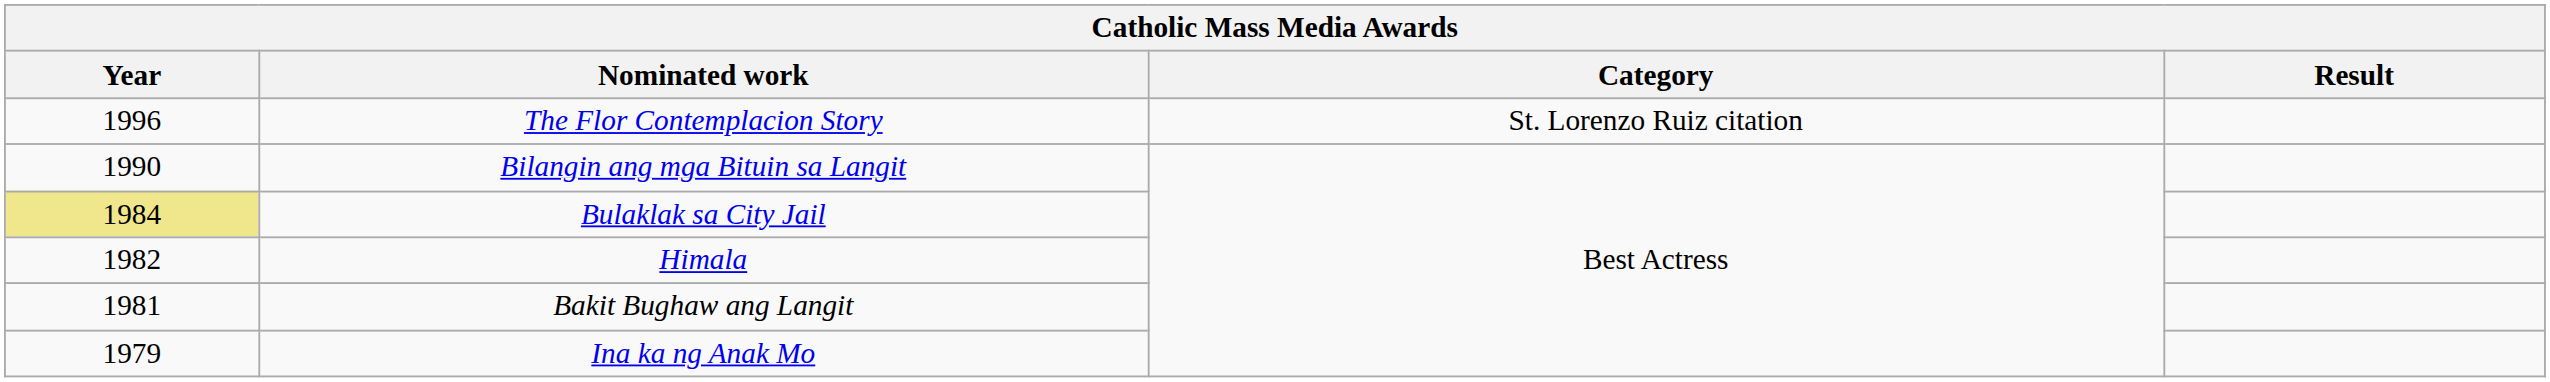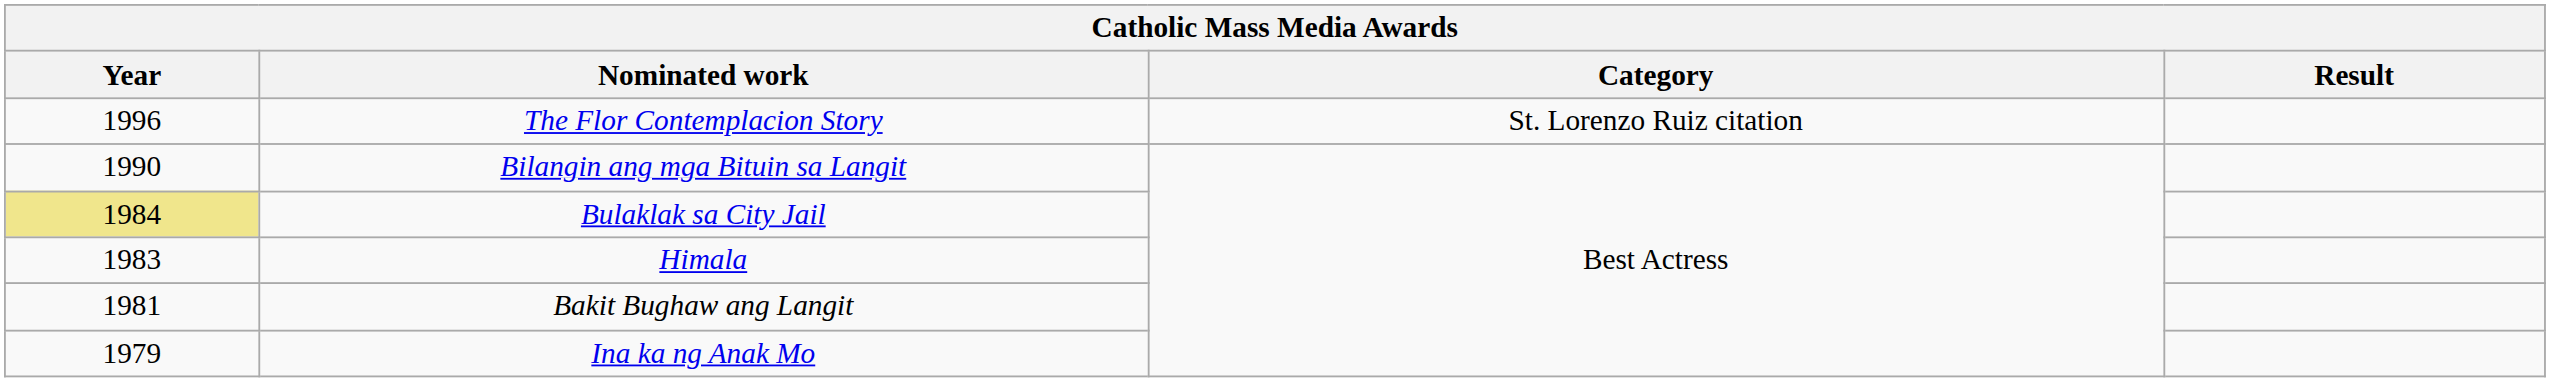(132, 259) 1982 -> (132, 259) 1983
